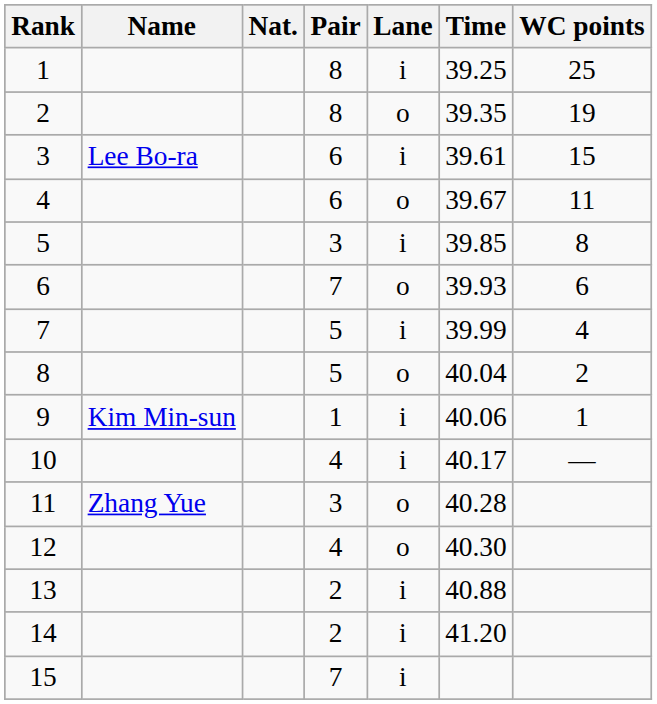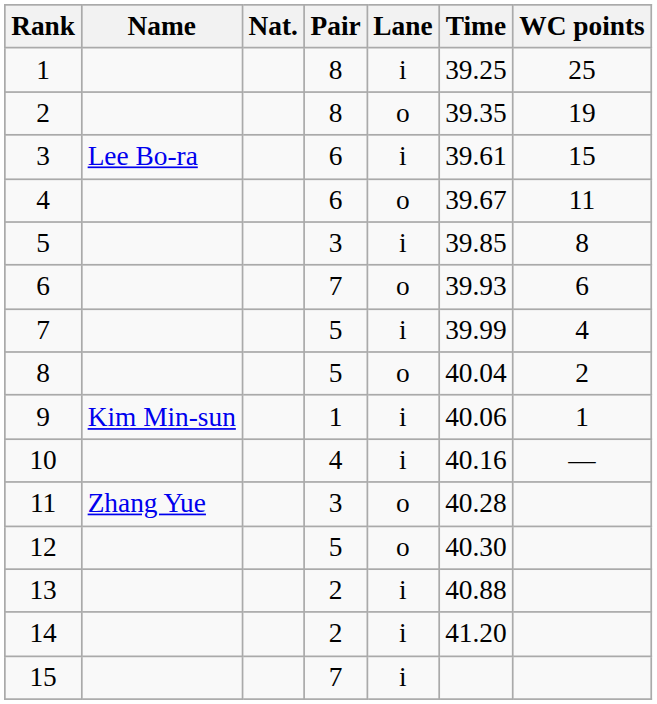(476, 460) 40.17 -> (476, 460) 40.16
(336, 546) 4 -> (336, 546) 5
